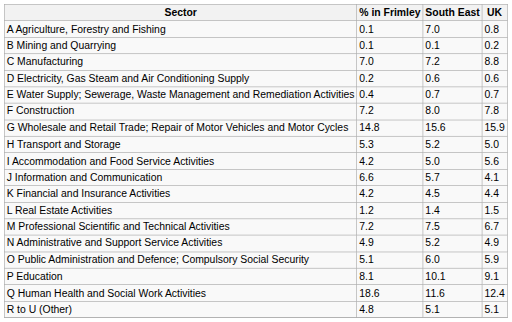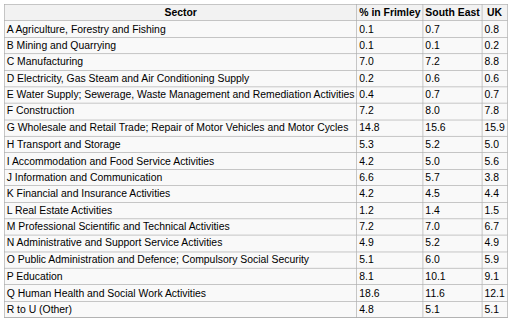(433, 29) 7.0 -> (433, 29) 0.7
(492, 177) 4.1 -> (492, 177) 3.8
(433, 227) 7.5 -> (433, 227) 7.0
(495, 293) 12.4 -> (495, 293) 12.1
